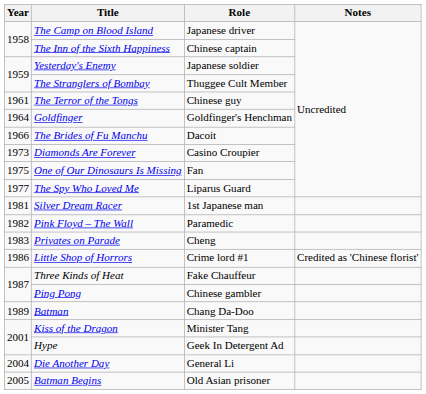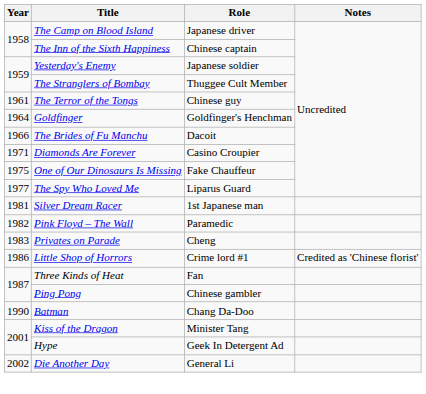(18, 153) 1973 -> (18, 153) 1971
(195, 170) Fan -> (221, 170) Fake Chauffeur
(221, 275) Fake Chauffeur -> (195, 275) Fan
(18, 310) 1989 -> (18, 310) 1990
(18, 363) 2004 -> (18, 363) 2002
- row: (68, 380)
